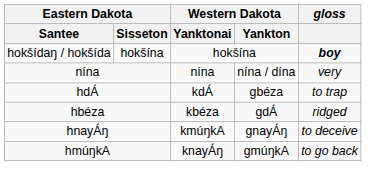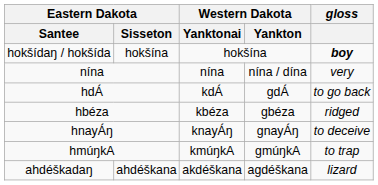(266, 92) gbéza -> (278, 92) gdÁ
(330, 92) to trap -> (342, 92) to go back
(266, 111) gdÁ -> (278, 111) gbéza
(202, 131) kmúŋkA -> (212, 131) knayÁŋ
(202, 151) knayÁŋ -> (212, 151) kmúŋkA
(330, 151) to go back -> (342, 151) to trap
+ row: (59, 170)
